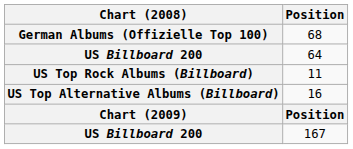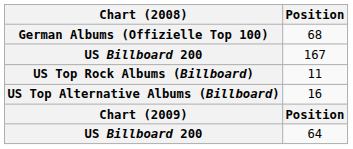rows swapped: (315, 54) <-> (315, 134)
